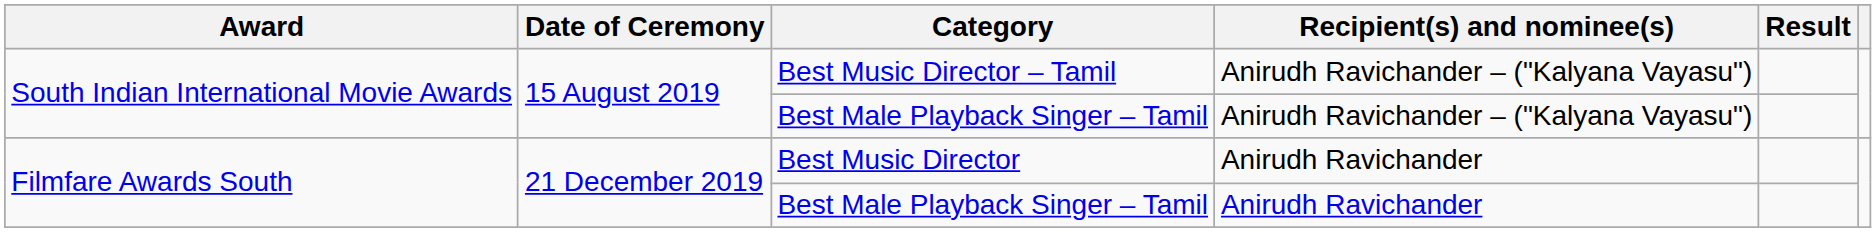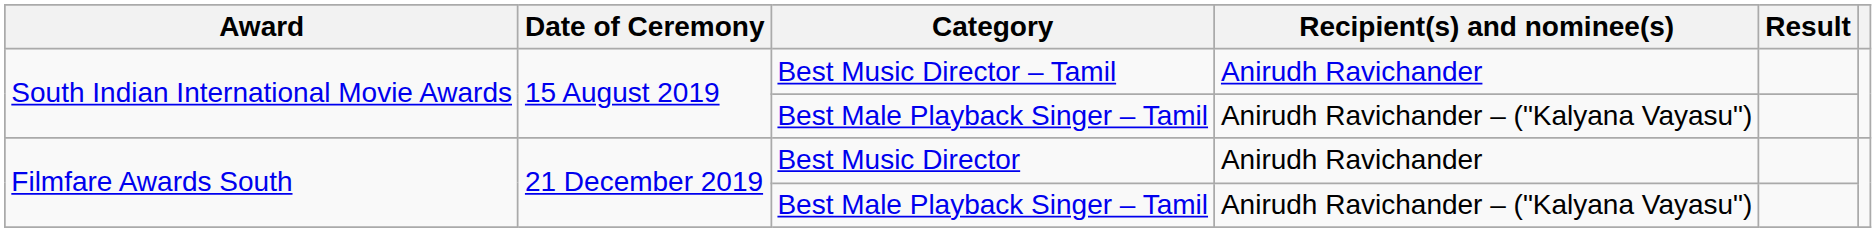(1487, 71) Anirudh Ravichander – ("Kalyana Vayasu") -> (1352, 71) Anirudh Ravichander
(1352, 204) Anirudh Ravichander -> (1487, 204) Anirudh Ravichander – ("Kalyana Vayasu")
